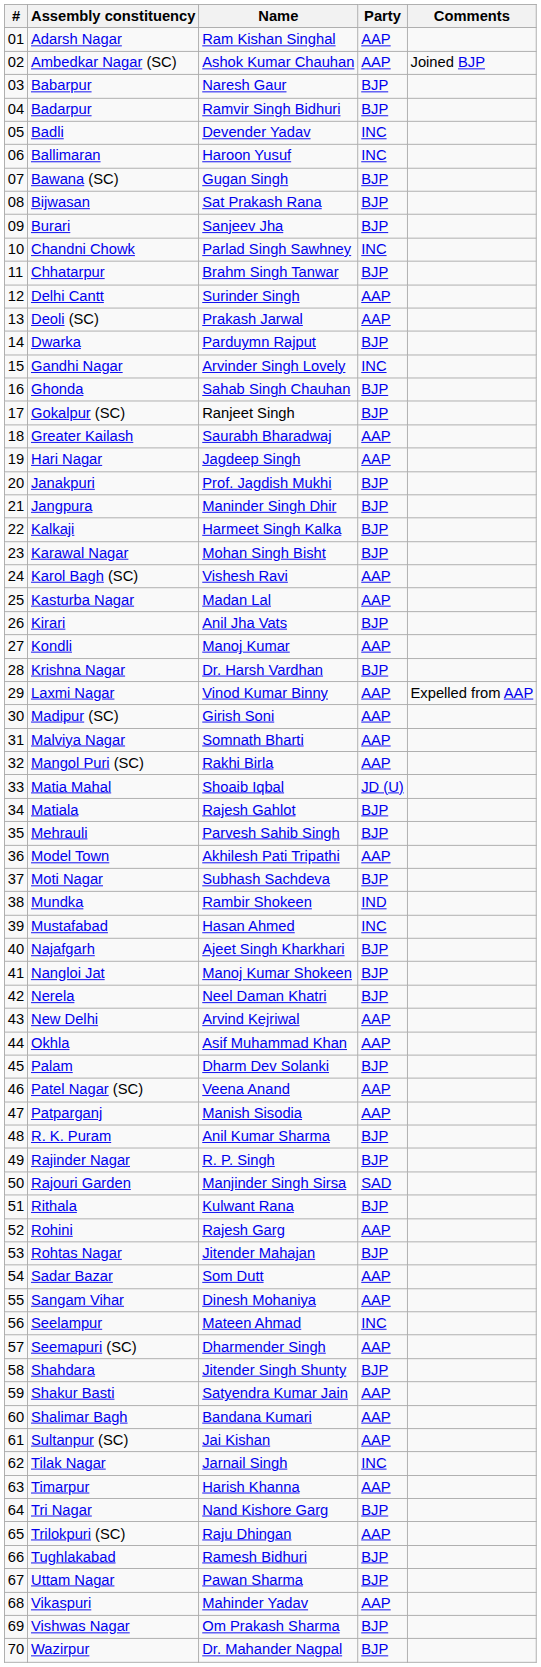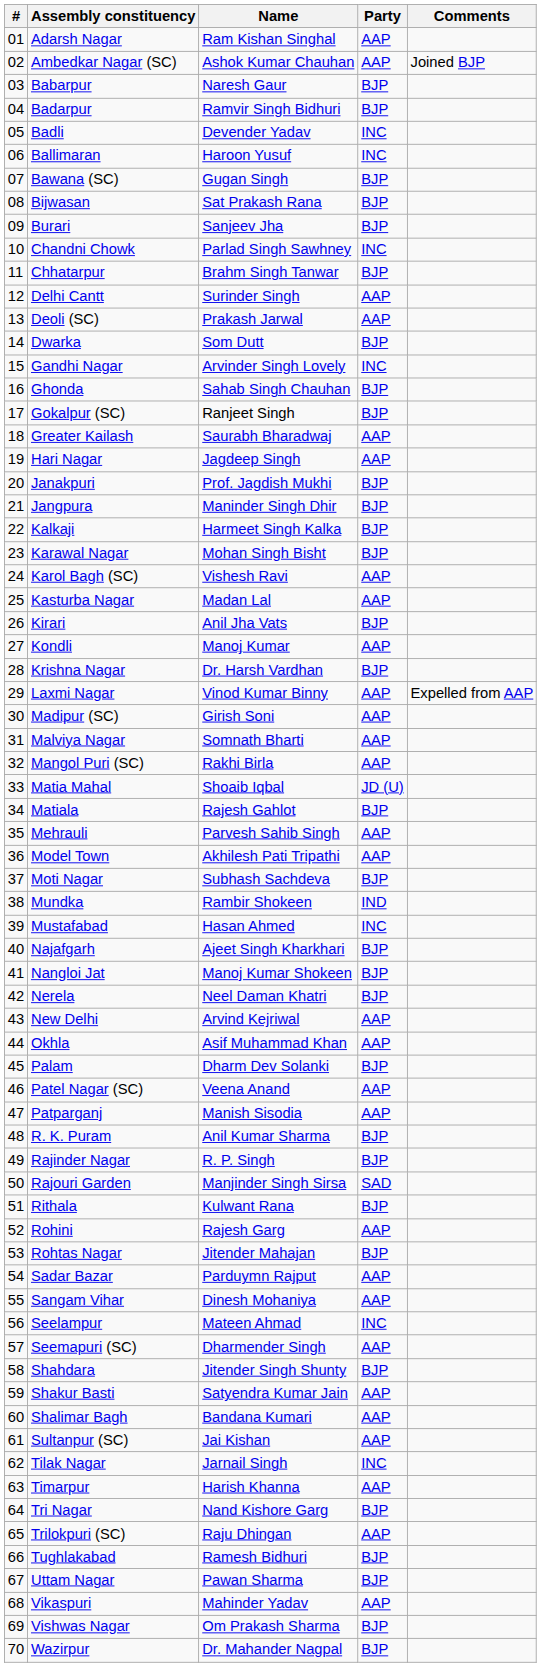(259, 343) Parduymn Rajput -> (233, 343) Som Dutt
(375, 833) BJP -> (376, 833) AAP
(233, 1276) Som Dutt -> (259, 1276) Parduymn Rajput
